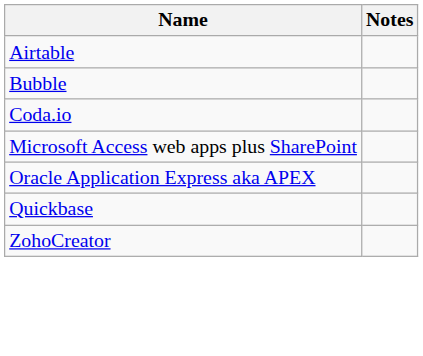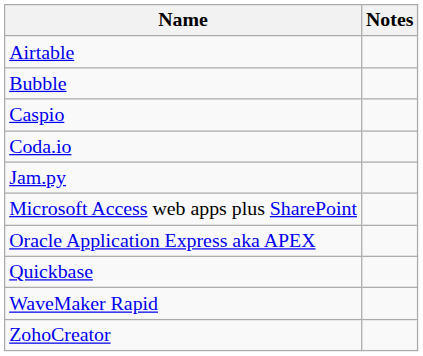+ row: (37, 114)
+ row: (38, 177)
+ row: (84, 303)
